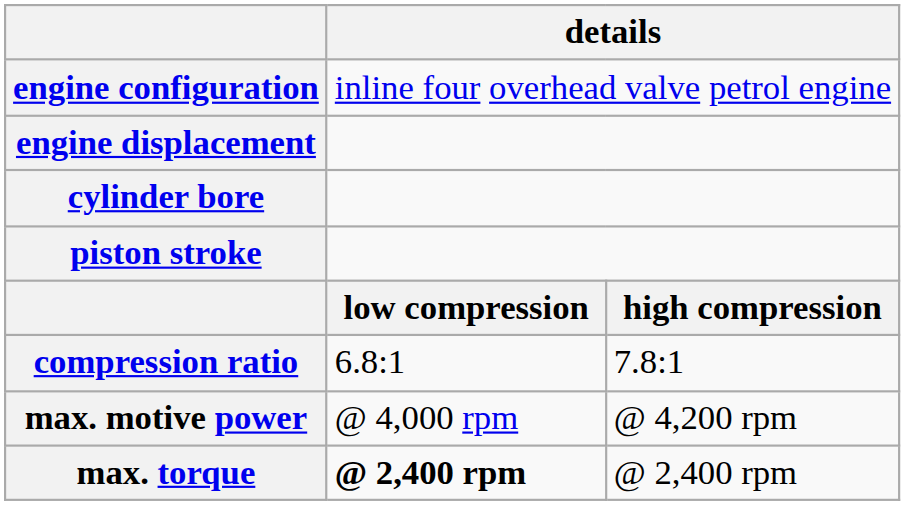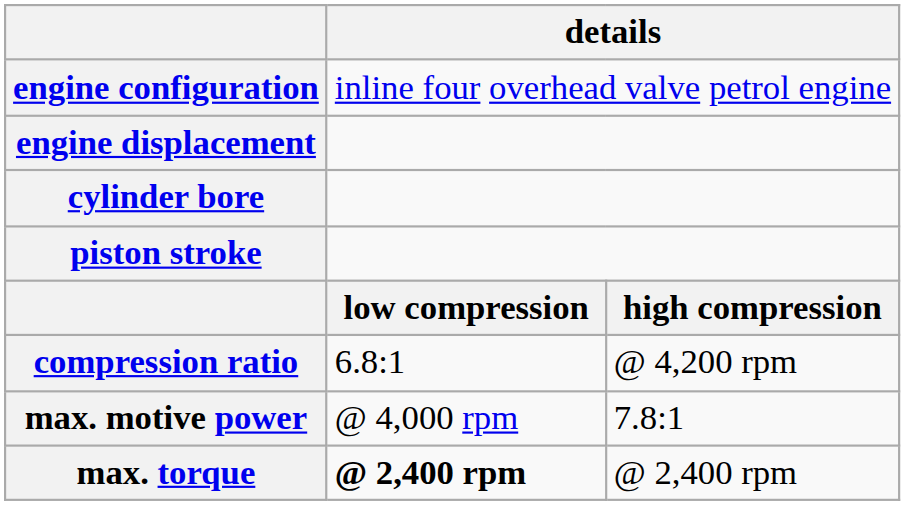(649, 362) 7.8:1 -> (705, 362) @ 4,200 rpm
(705, 417) @ 4,200 rpm -> (649, 417) 7.8:1
